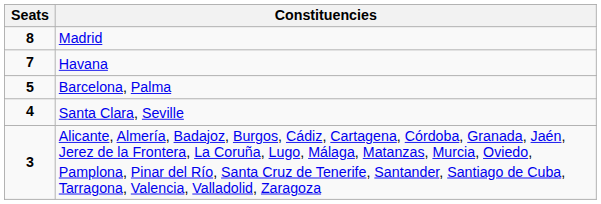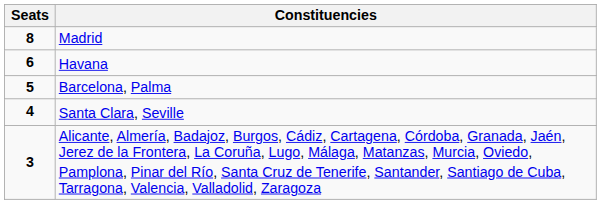(30, 62) 7 -> (30, 62) 6
